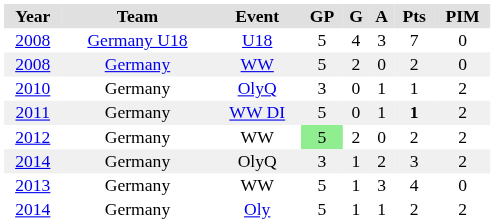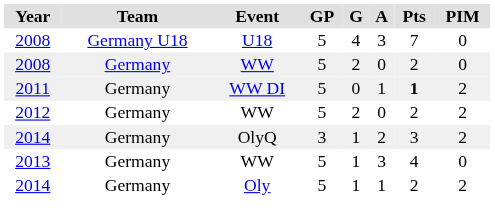- row: (33, 88)
(322, 137) lightgreen background -> (322, 112) no background
